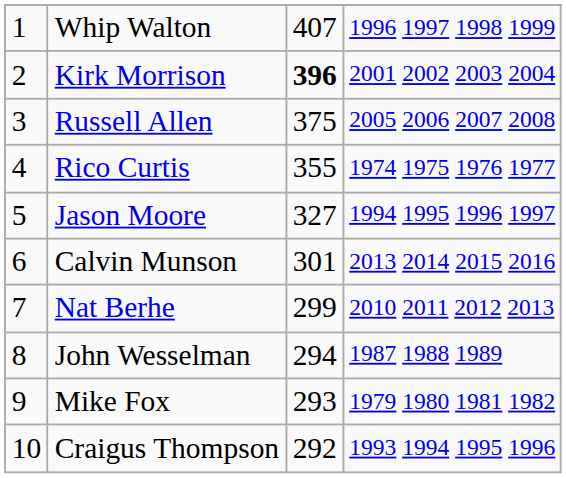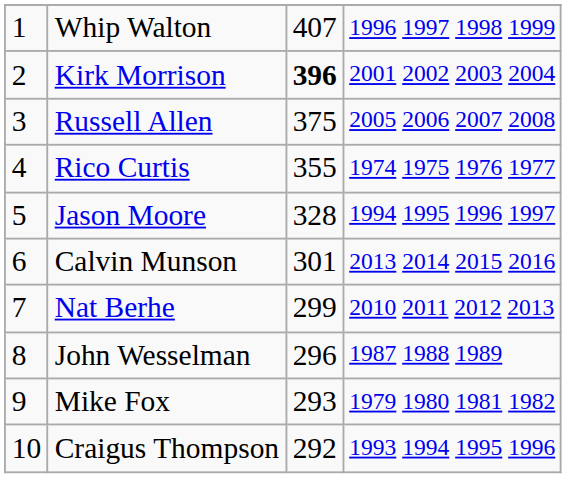(315, 214) 327 -> (315, 214) 328
(315, 354) 294 -> (315, 354) 296
